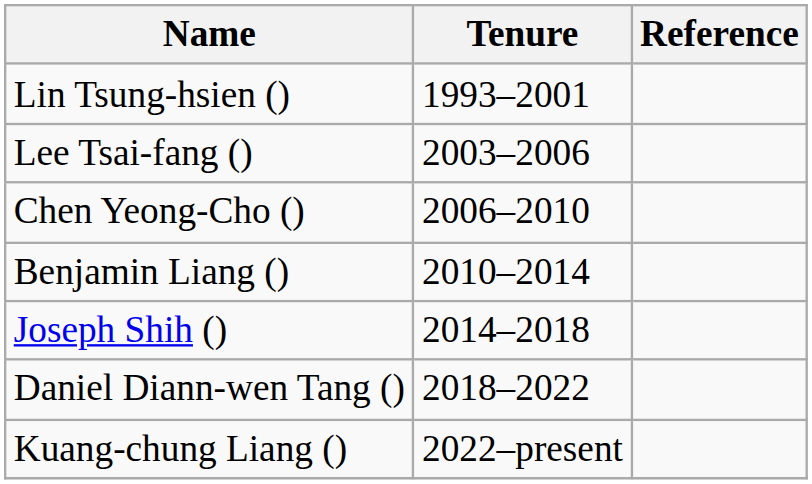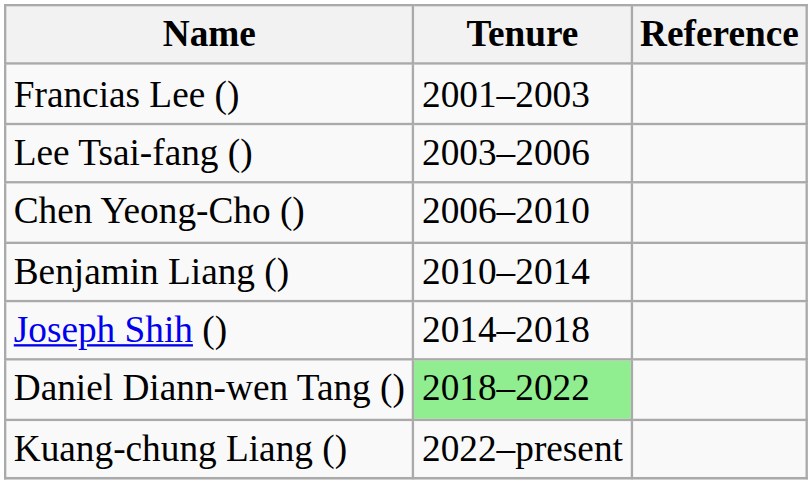- row: (152, 93)
+ row: (127, 93)
(506, 388) no background -> (506, 388) lightgreen background
